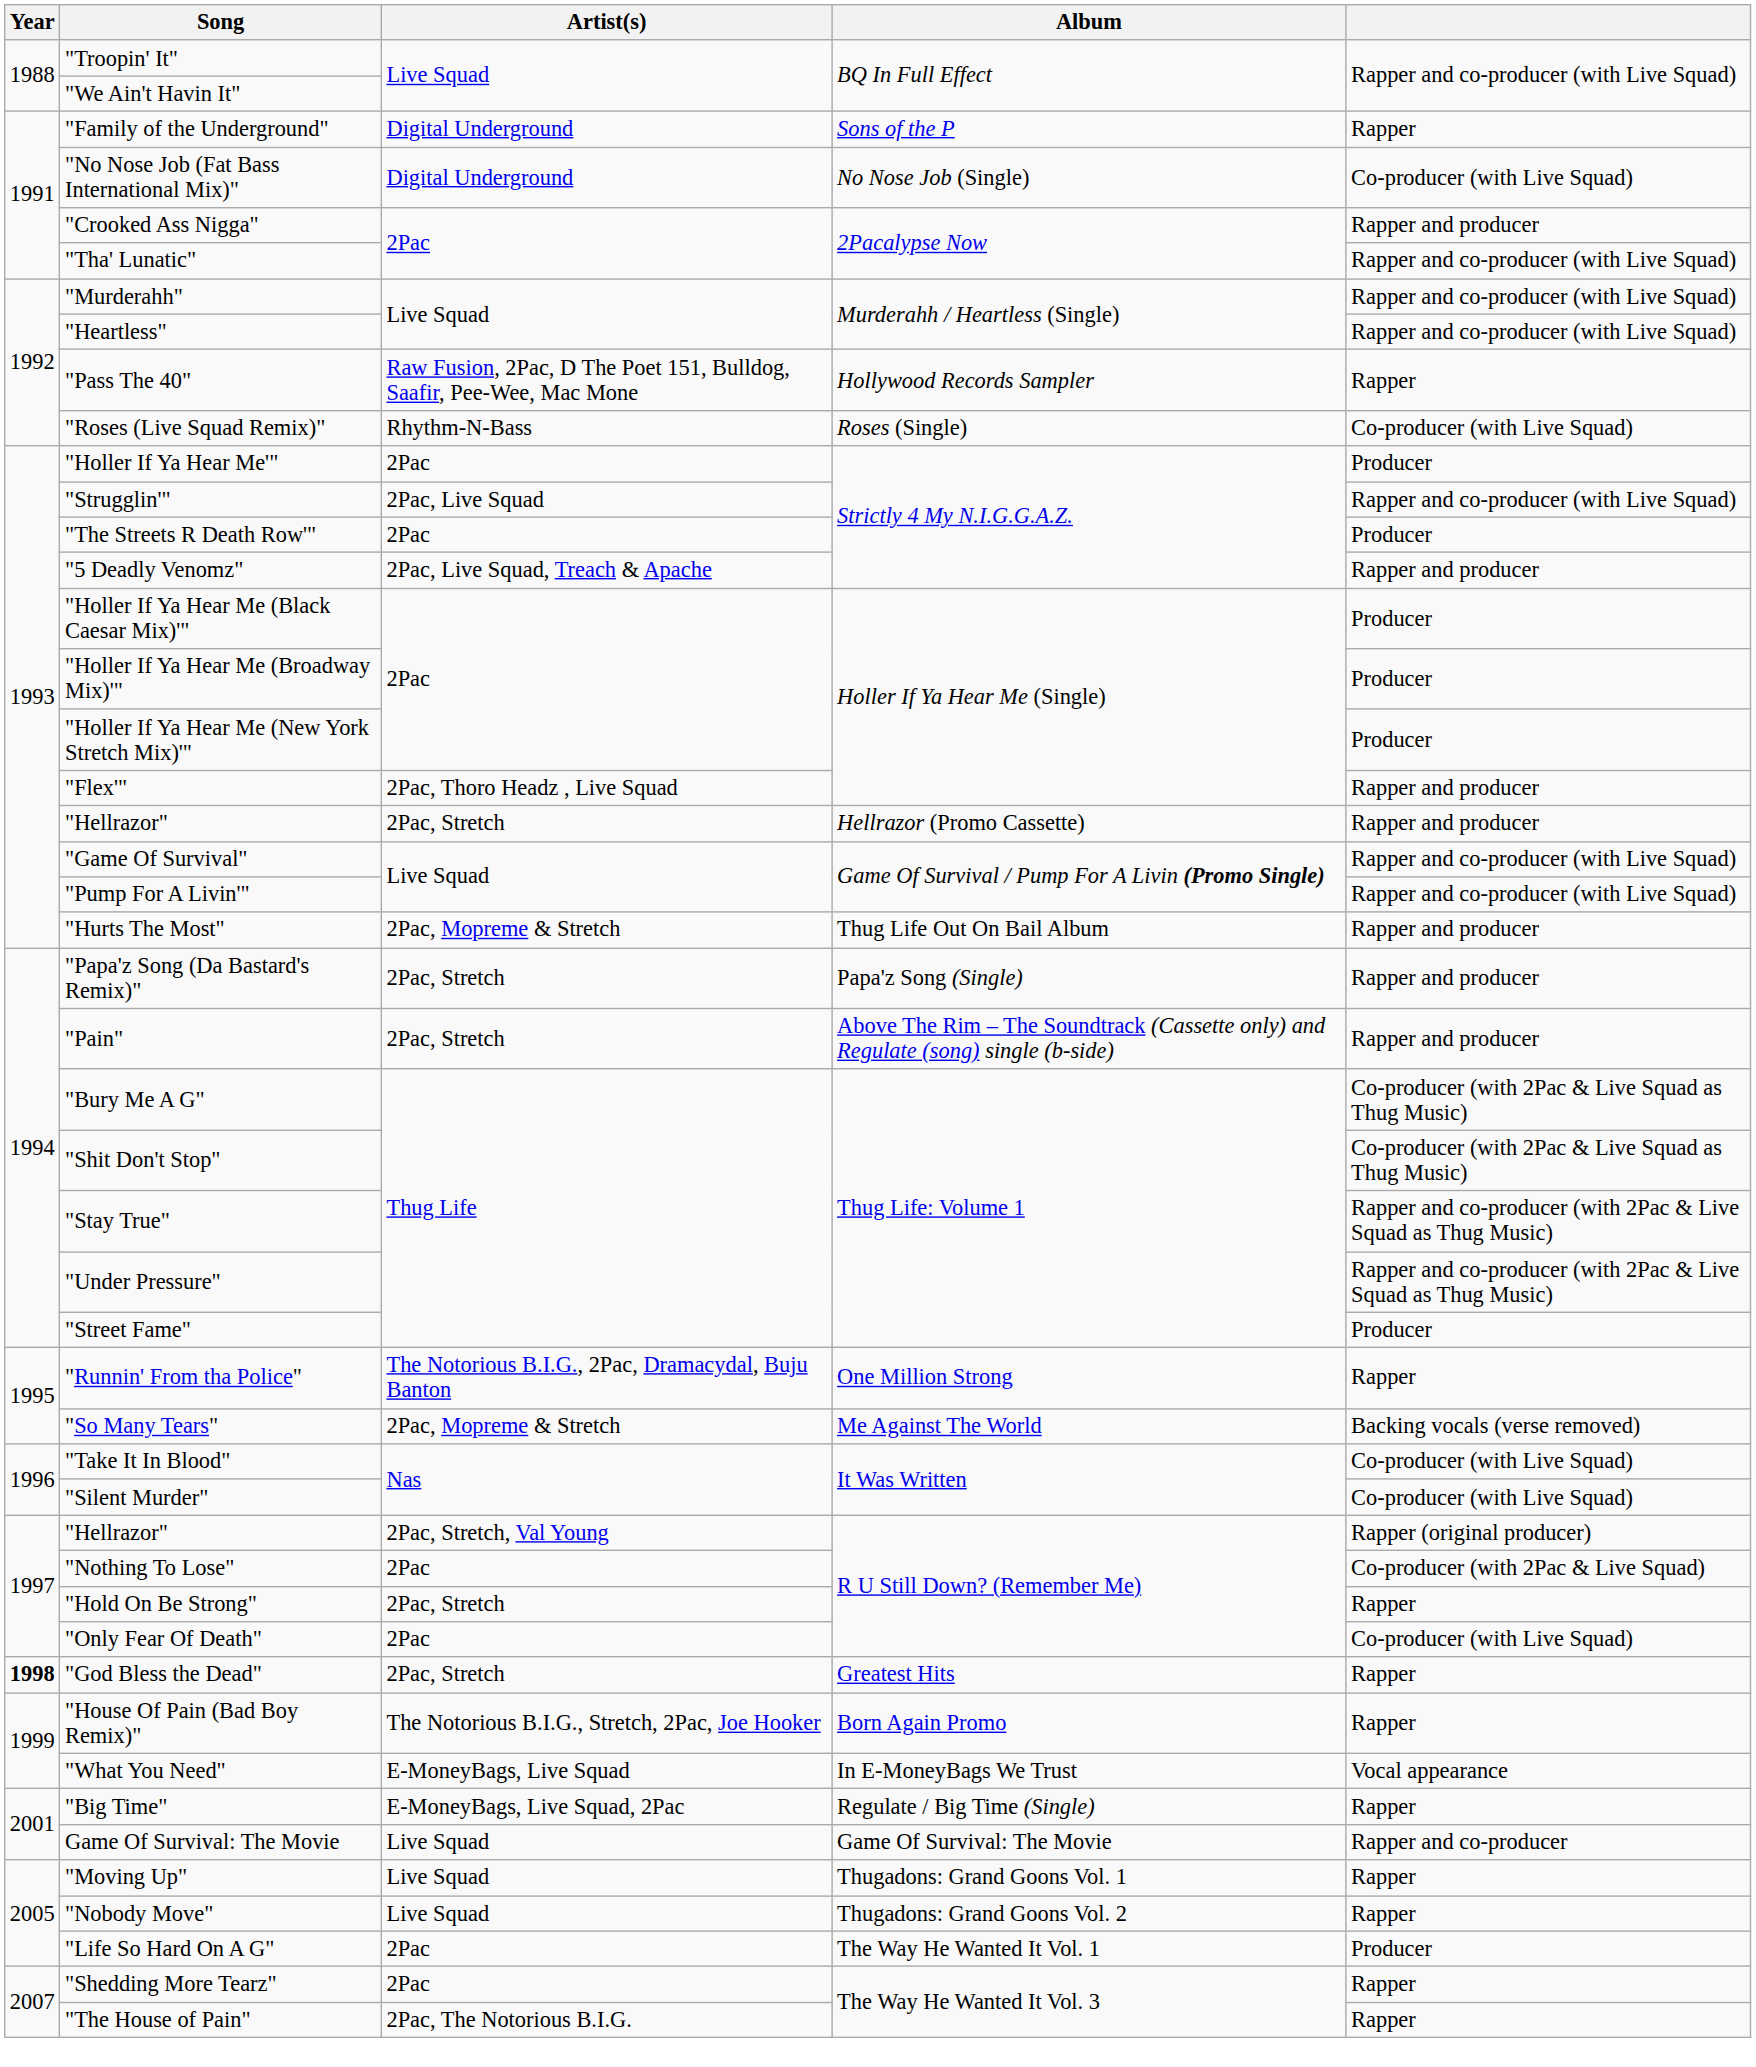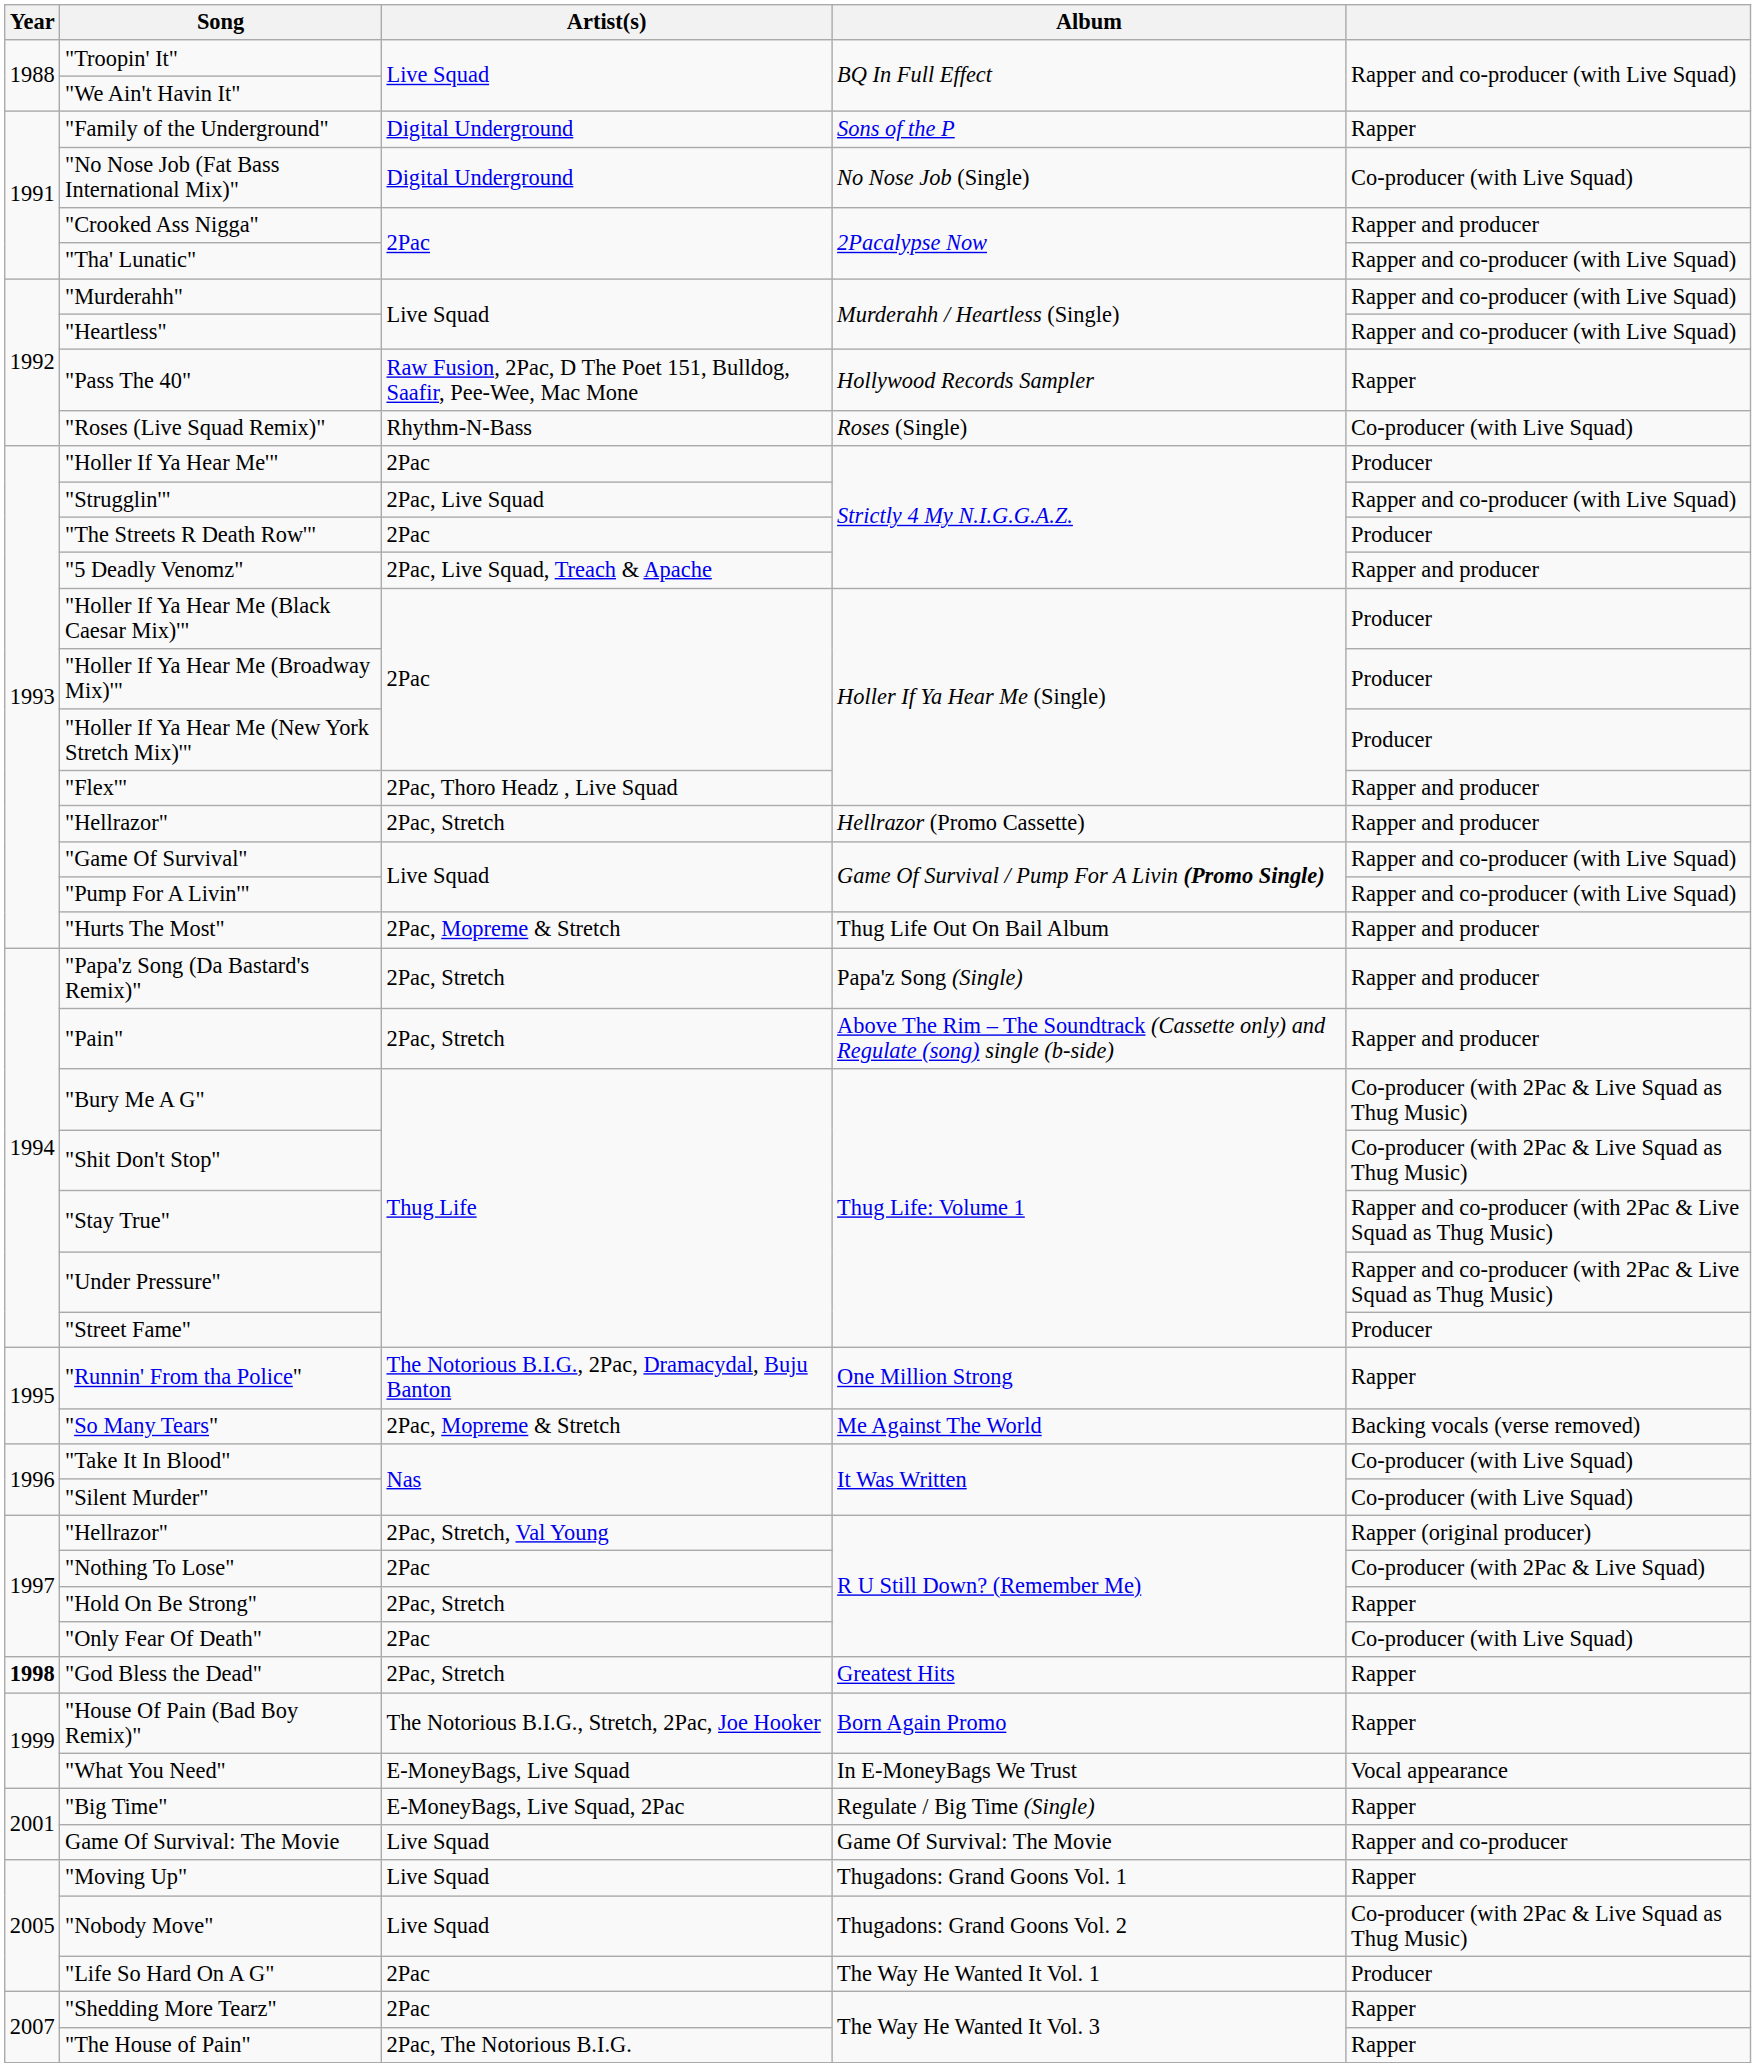(1383, 1912) Rapper -> (1536, 1925) Co-producer (with 2Pac & Live Squad as Thug Music)
